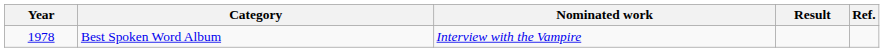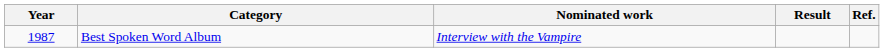(41, 36) 1978 -> (41, 36) 1987
